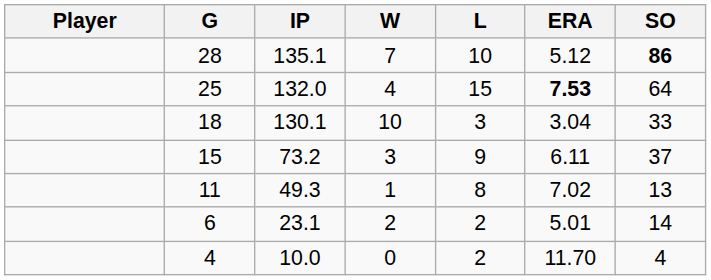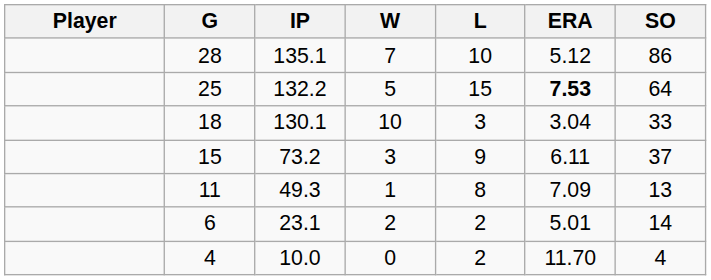(660, 55) bold -> (660, 55) normal
(300, 88) 132.0 -> (300, 88) 132.2
(390, 88) 4 -> (390, 88) 5
(570, 190) 7.02 -> (570, 190) 7.09
